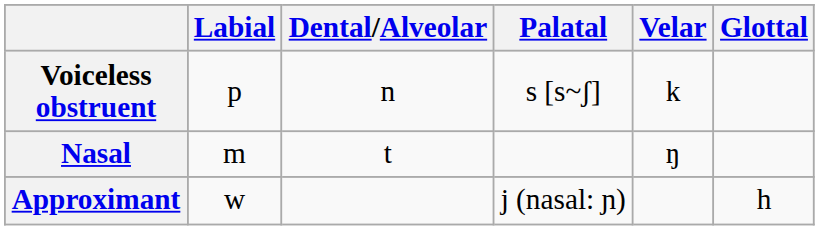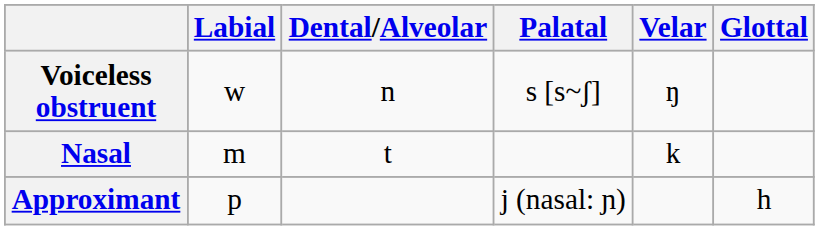(235, 90) p -> (235, 90) w
(673, 90) k -> (673, 90) ŋ
(673, 153) ŋ -> (673, 153) k
(235, 199) w -> (235, 199) p
